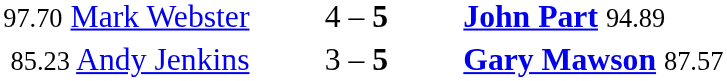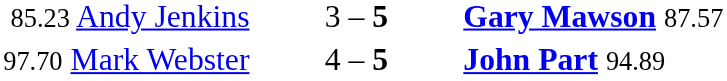rows swapped: (126, 16) <-> (130, 59)
